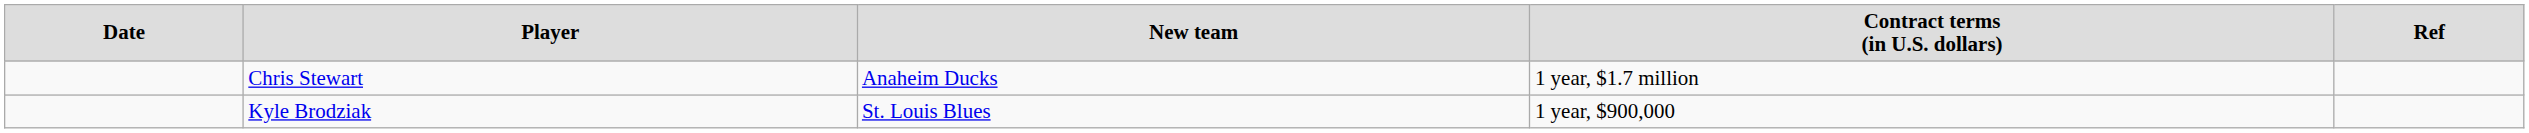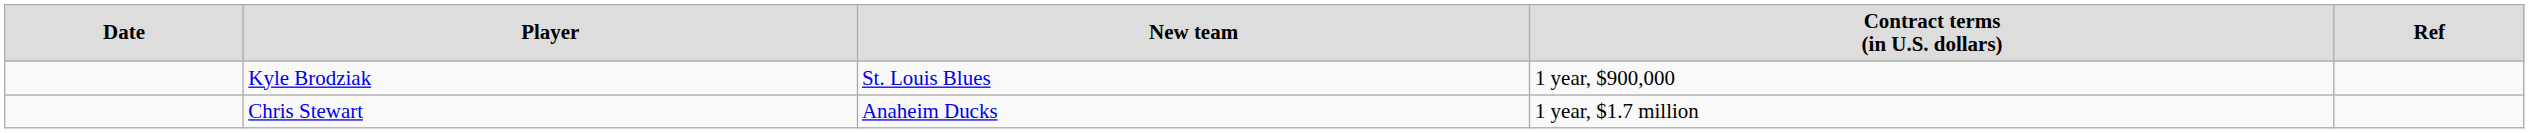rows swapped: (310, 111) <-> (306, 77)
